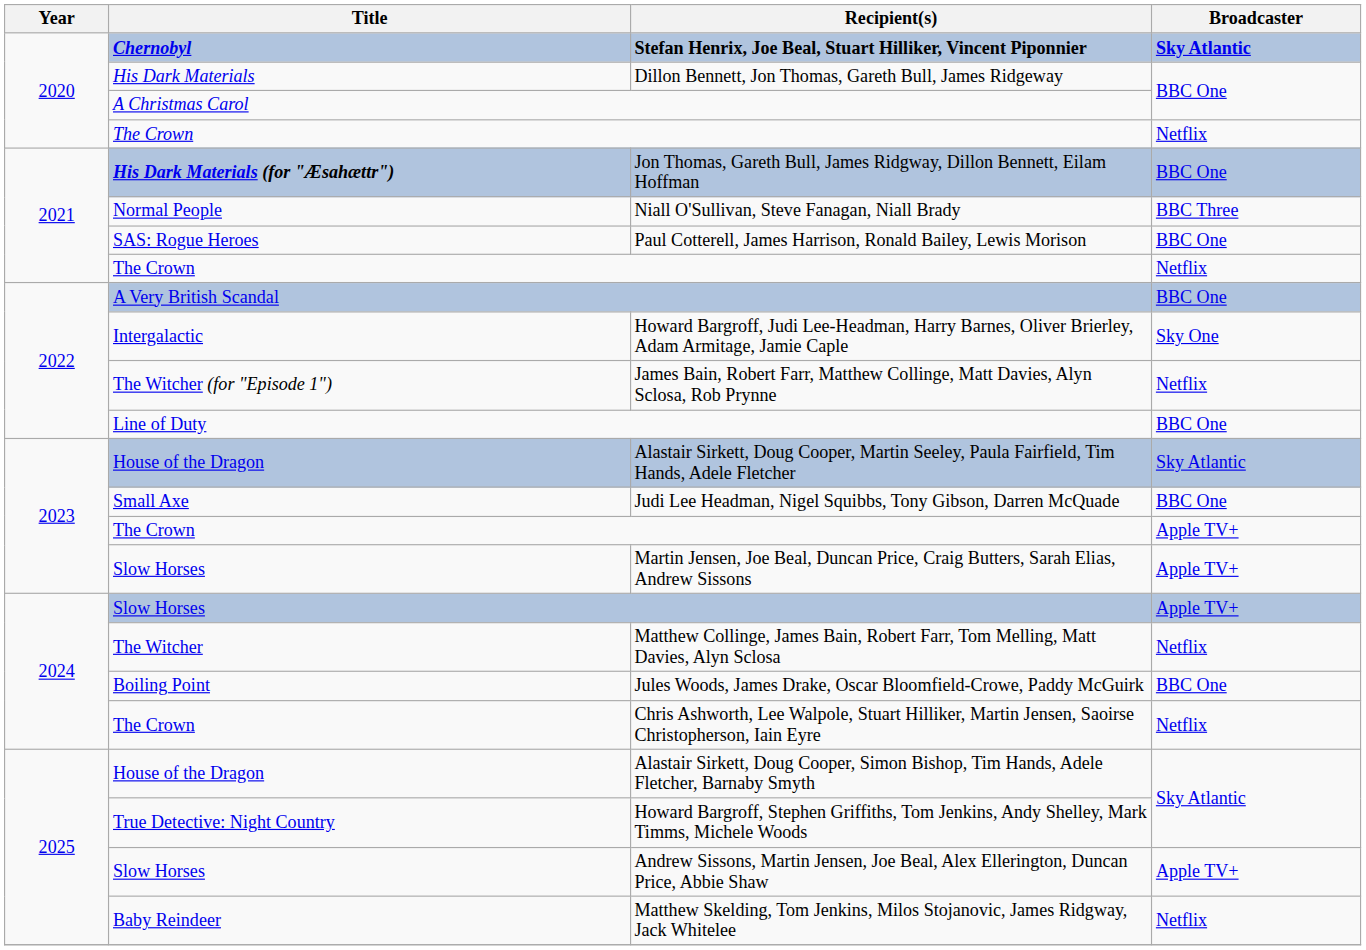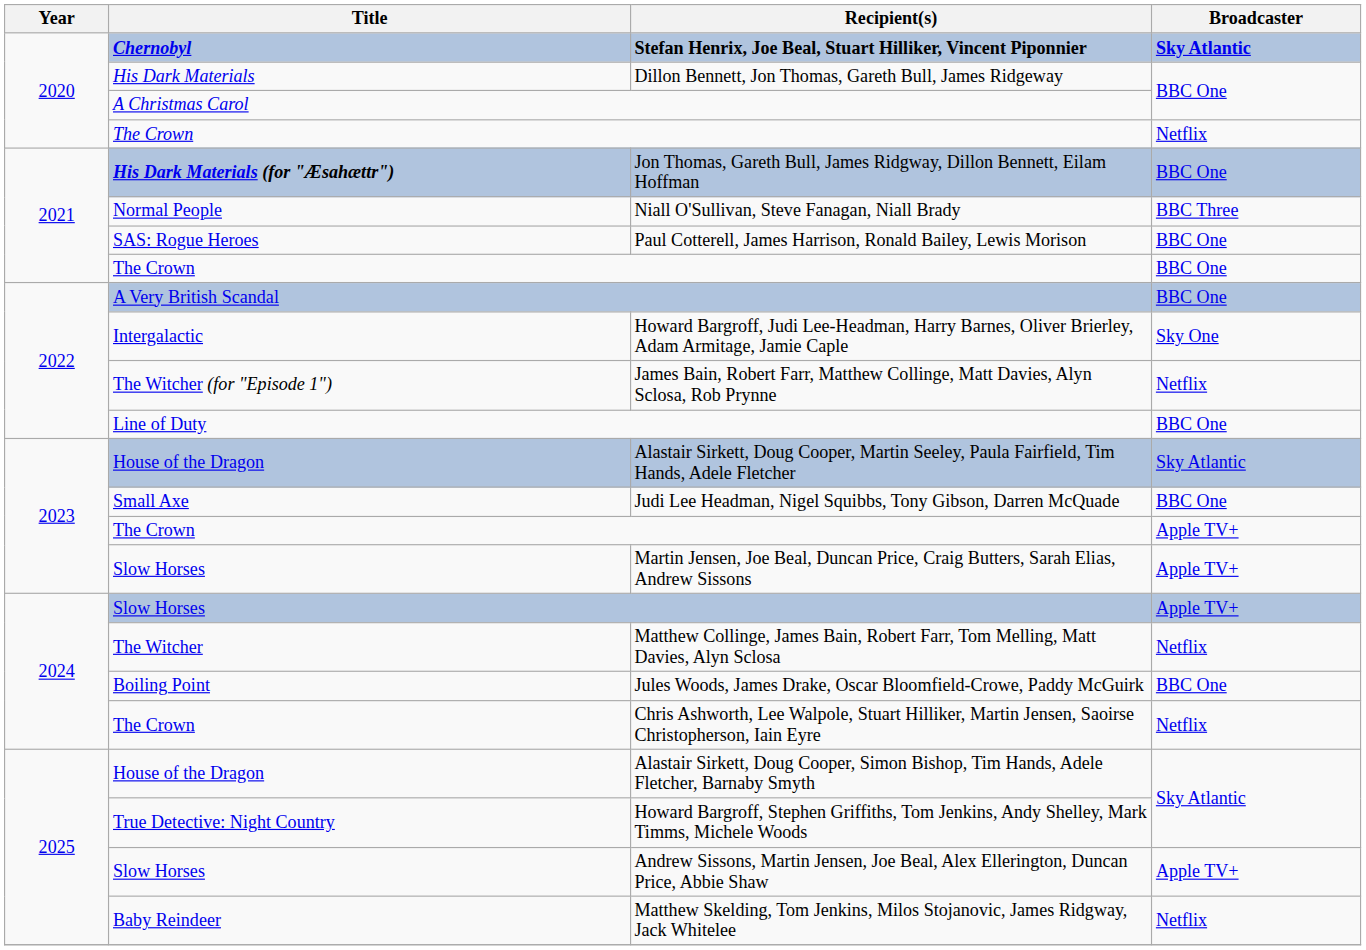(1182, 268) Netflix -> (1191, 268) BBC One
